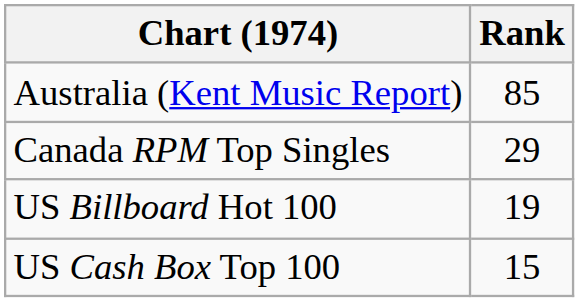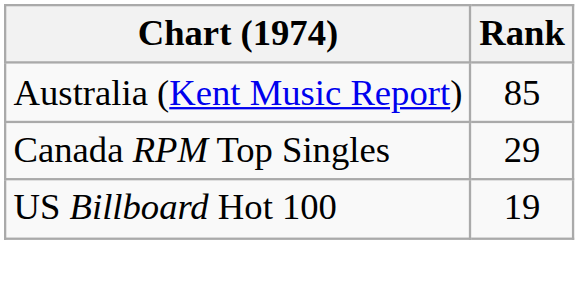- row: (177, 265)
